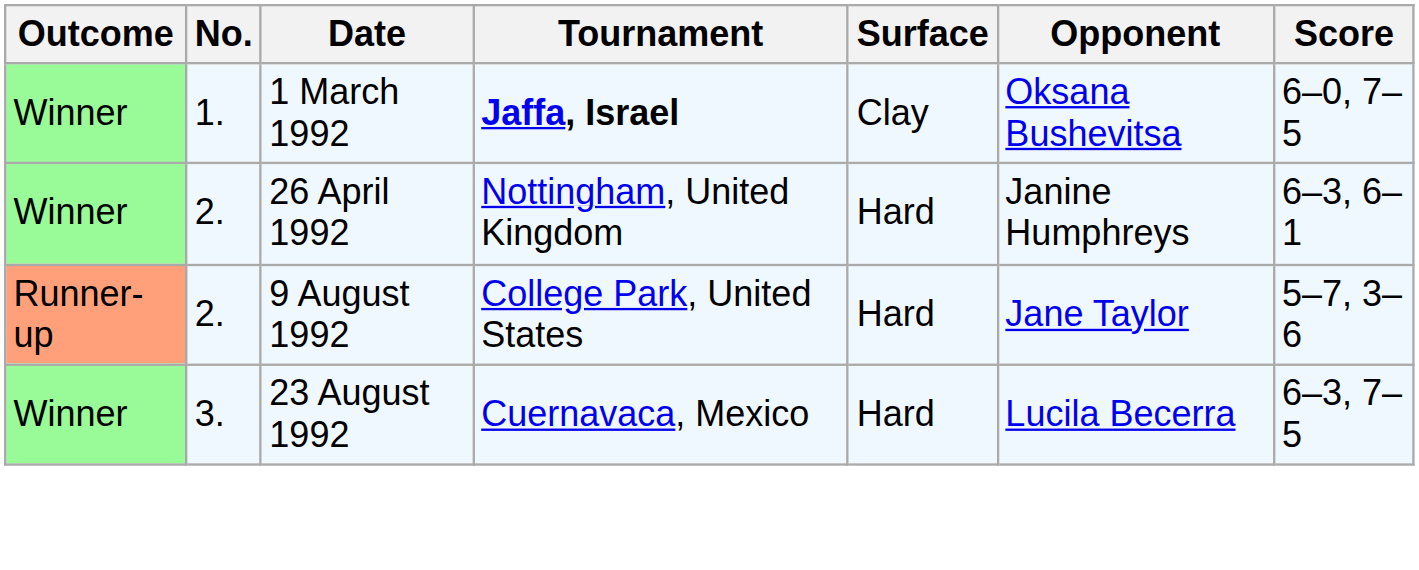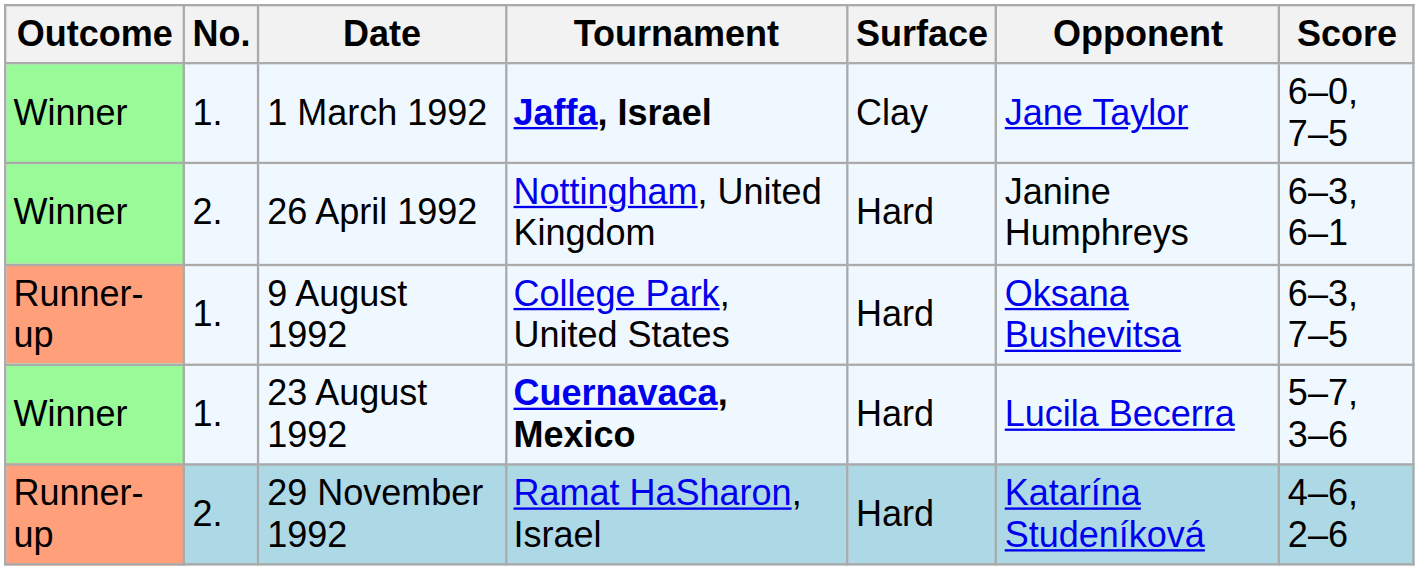(1093, 112) Oksana Bushevitsa -> (1096, 112) Jane Taylor
(210, 312) 2. -> (208, 312) 1.
(1097, 312) Jane Taylor -> (1093, 312) Oksana Bushevitsa
(1342, 312) 5–7, 3–6 -> (1323, 312) 6–3, 7–5
(210, 413) 3. -> (208, 413) 1.
(645, 413) normal -> (621, 413) bold
(1342, 413) 6–3, 7–5 -> (1323, 413) 5–7, 3–6
+ row: (375, 513)
